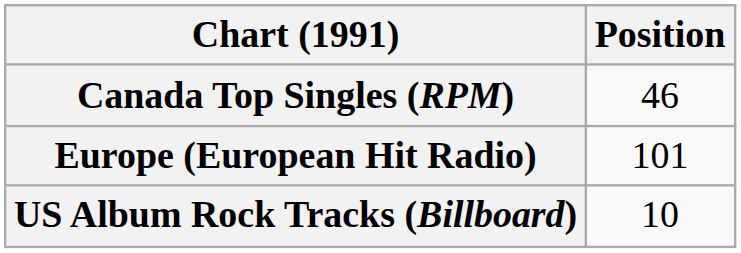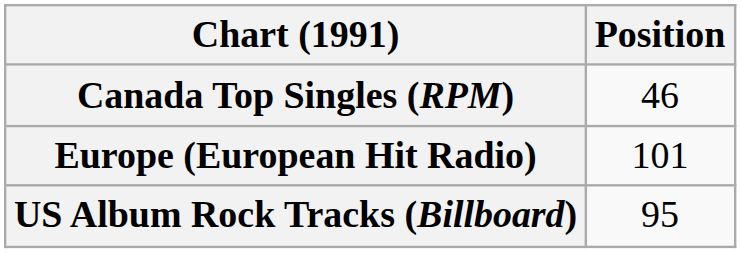(660, 214) 10 -> (660, 214) 95
